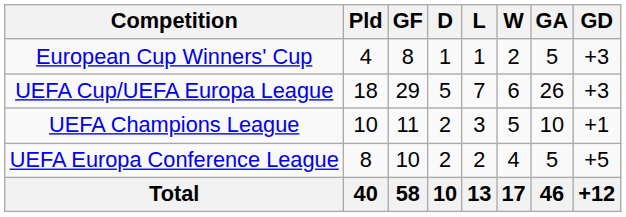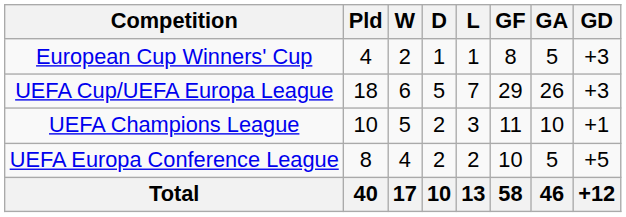columns swapped: (513, 21) <-> (408, 21)
